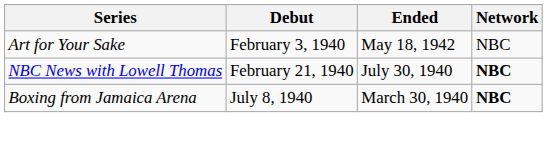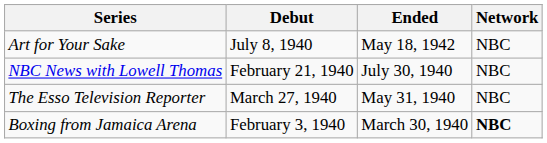(288, 44) February 3, 1940 -> (271, 44) July 8, 1940
(494, 71) bold -> (493, 71) normal
+ row: (107, 97)
(271, 97) July 8, 1940 -> (288, 124) February 3, 1940
